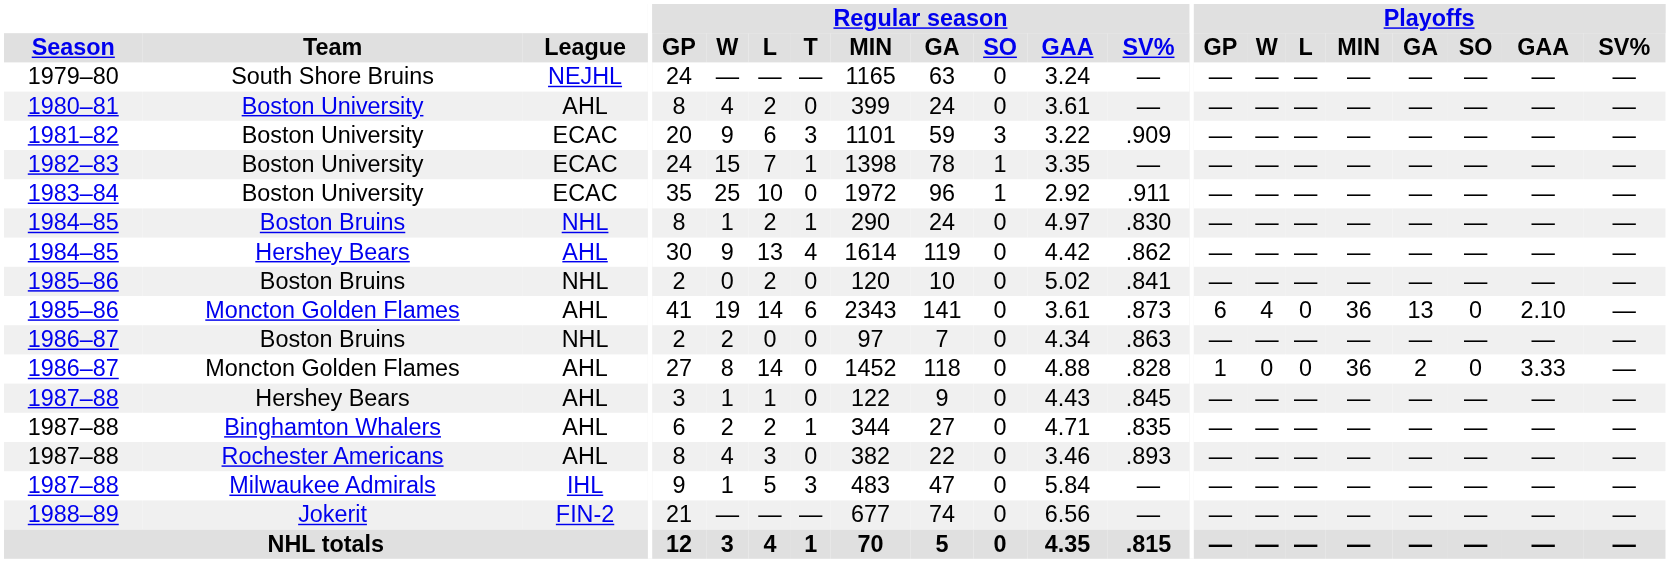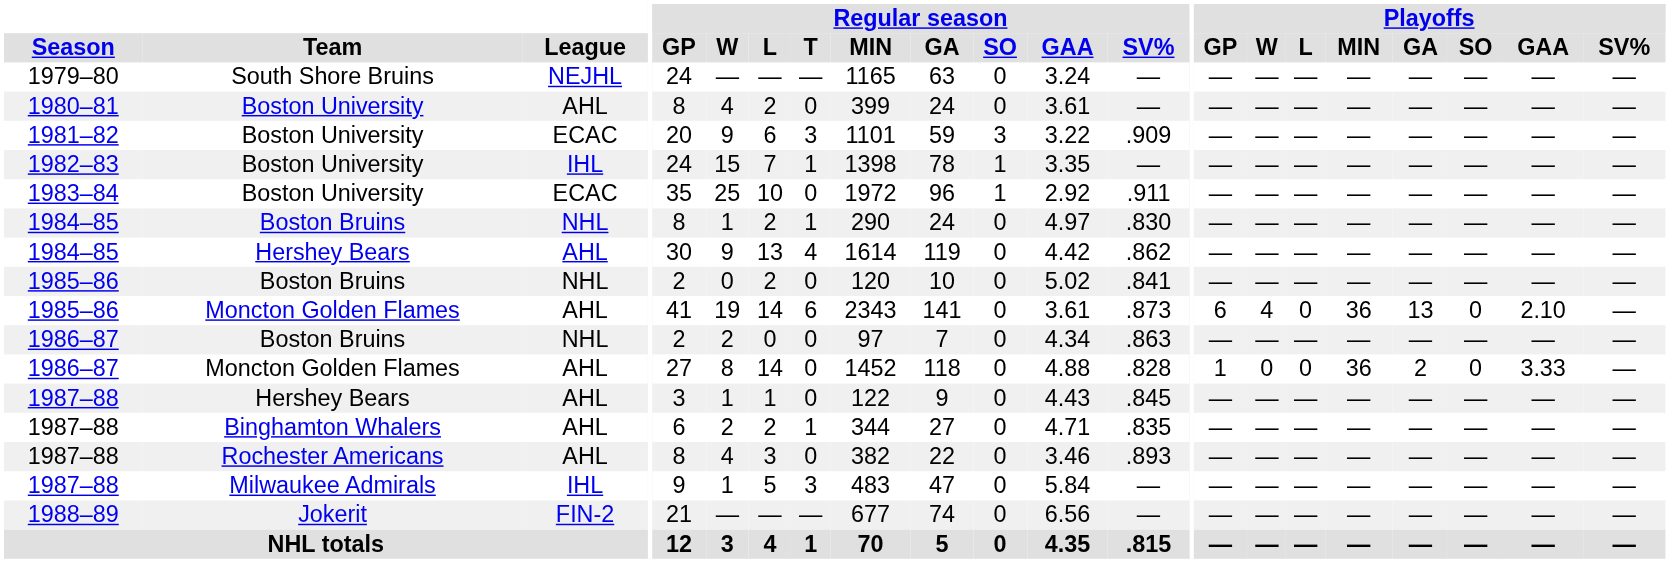(585, 164) ECAC -> (585, 164) IHL
